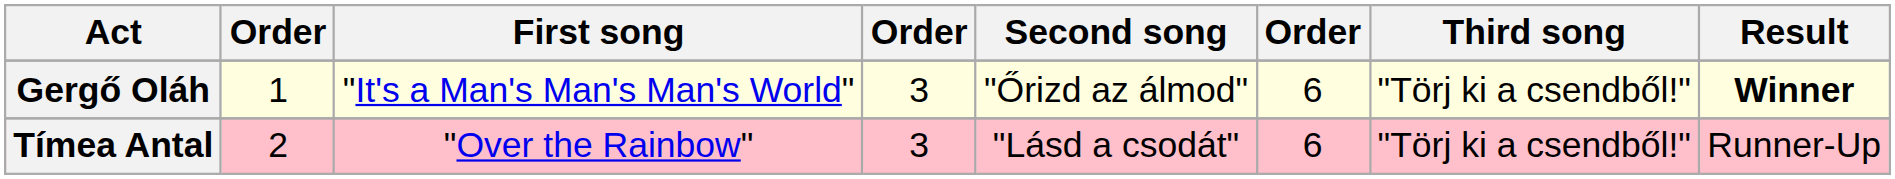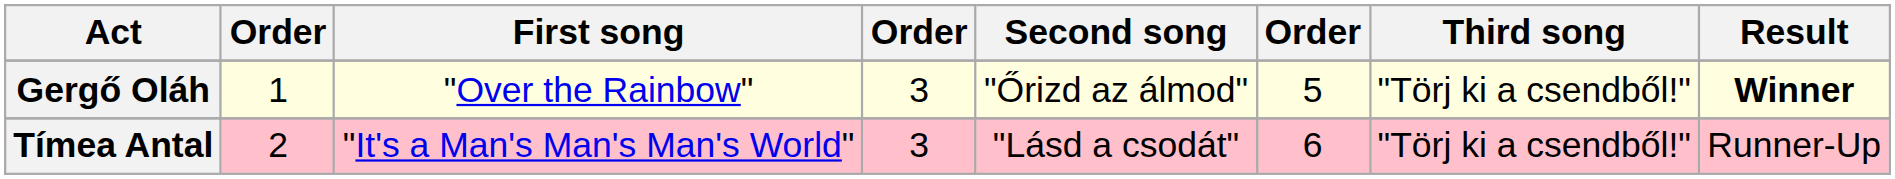(599, 88) "It's a Man's Man's Man's World" -> (599, 88) "Over the Rainbow"
(1313, 88) 6 -> (1313, 88) 5
(599, 145) "Over the Rainbow" -> (599, 145) "It's a Man's Man's Man's World"
